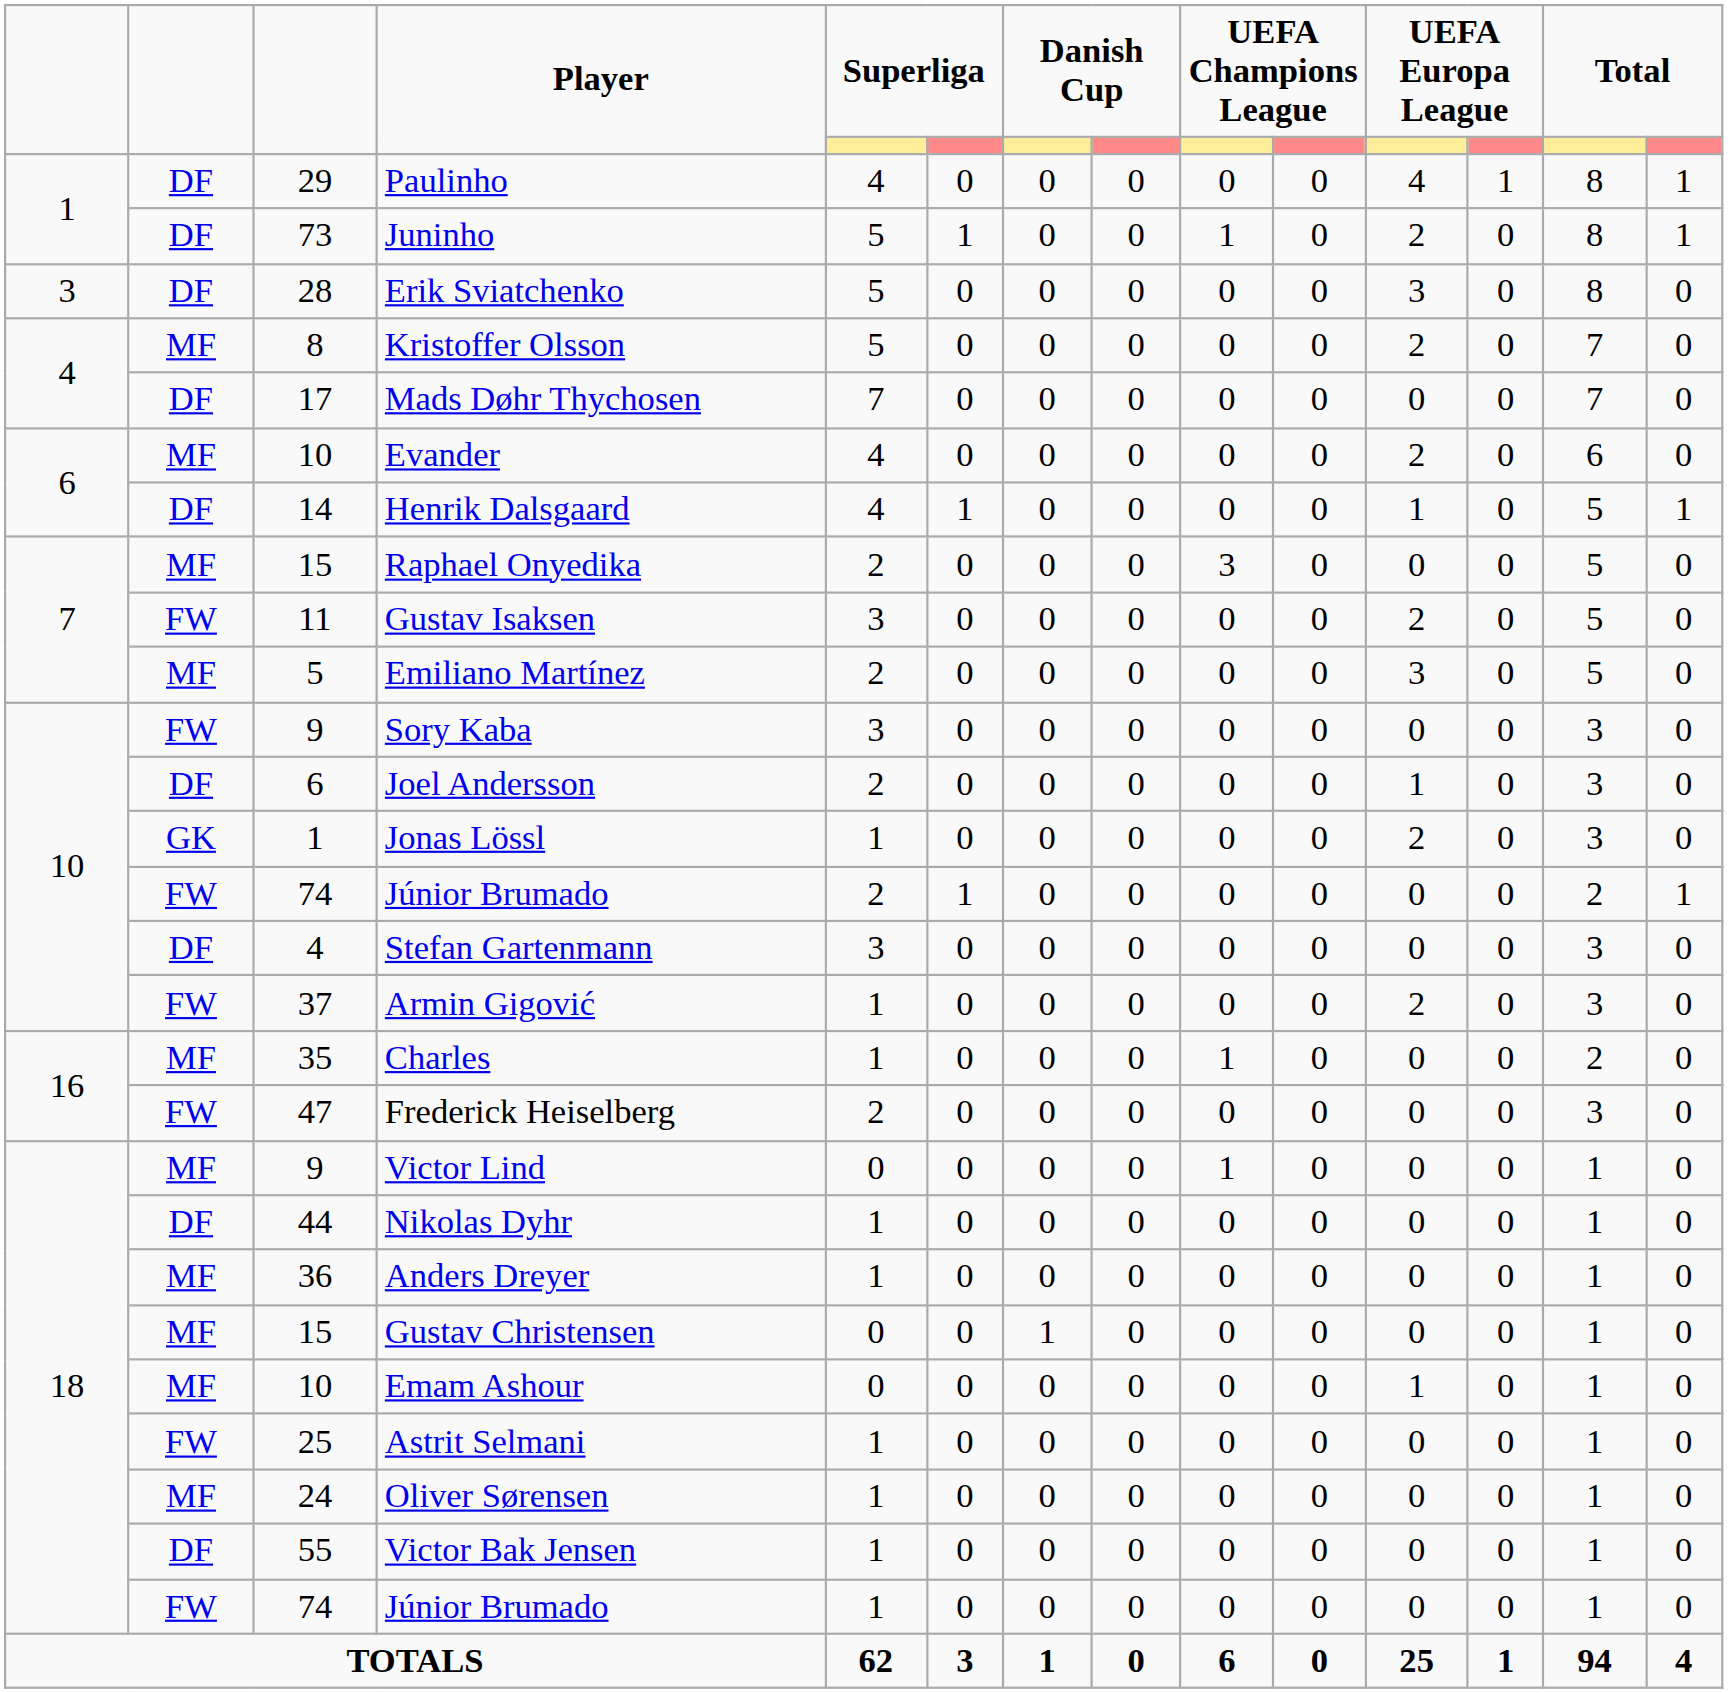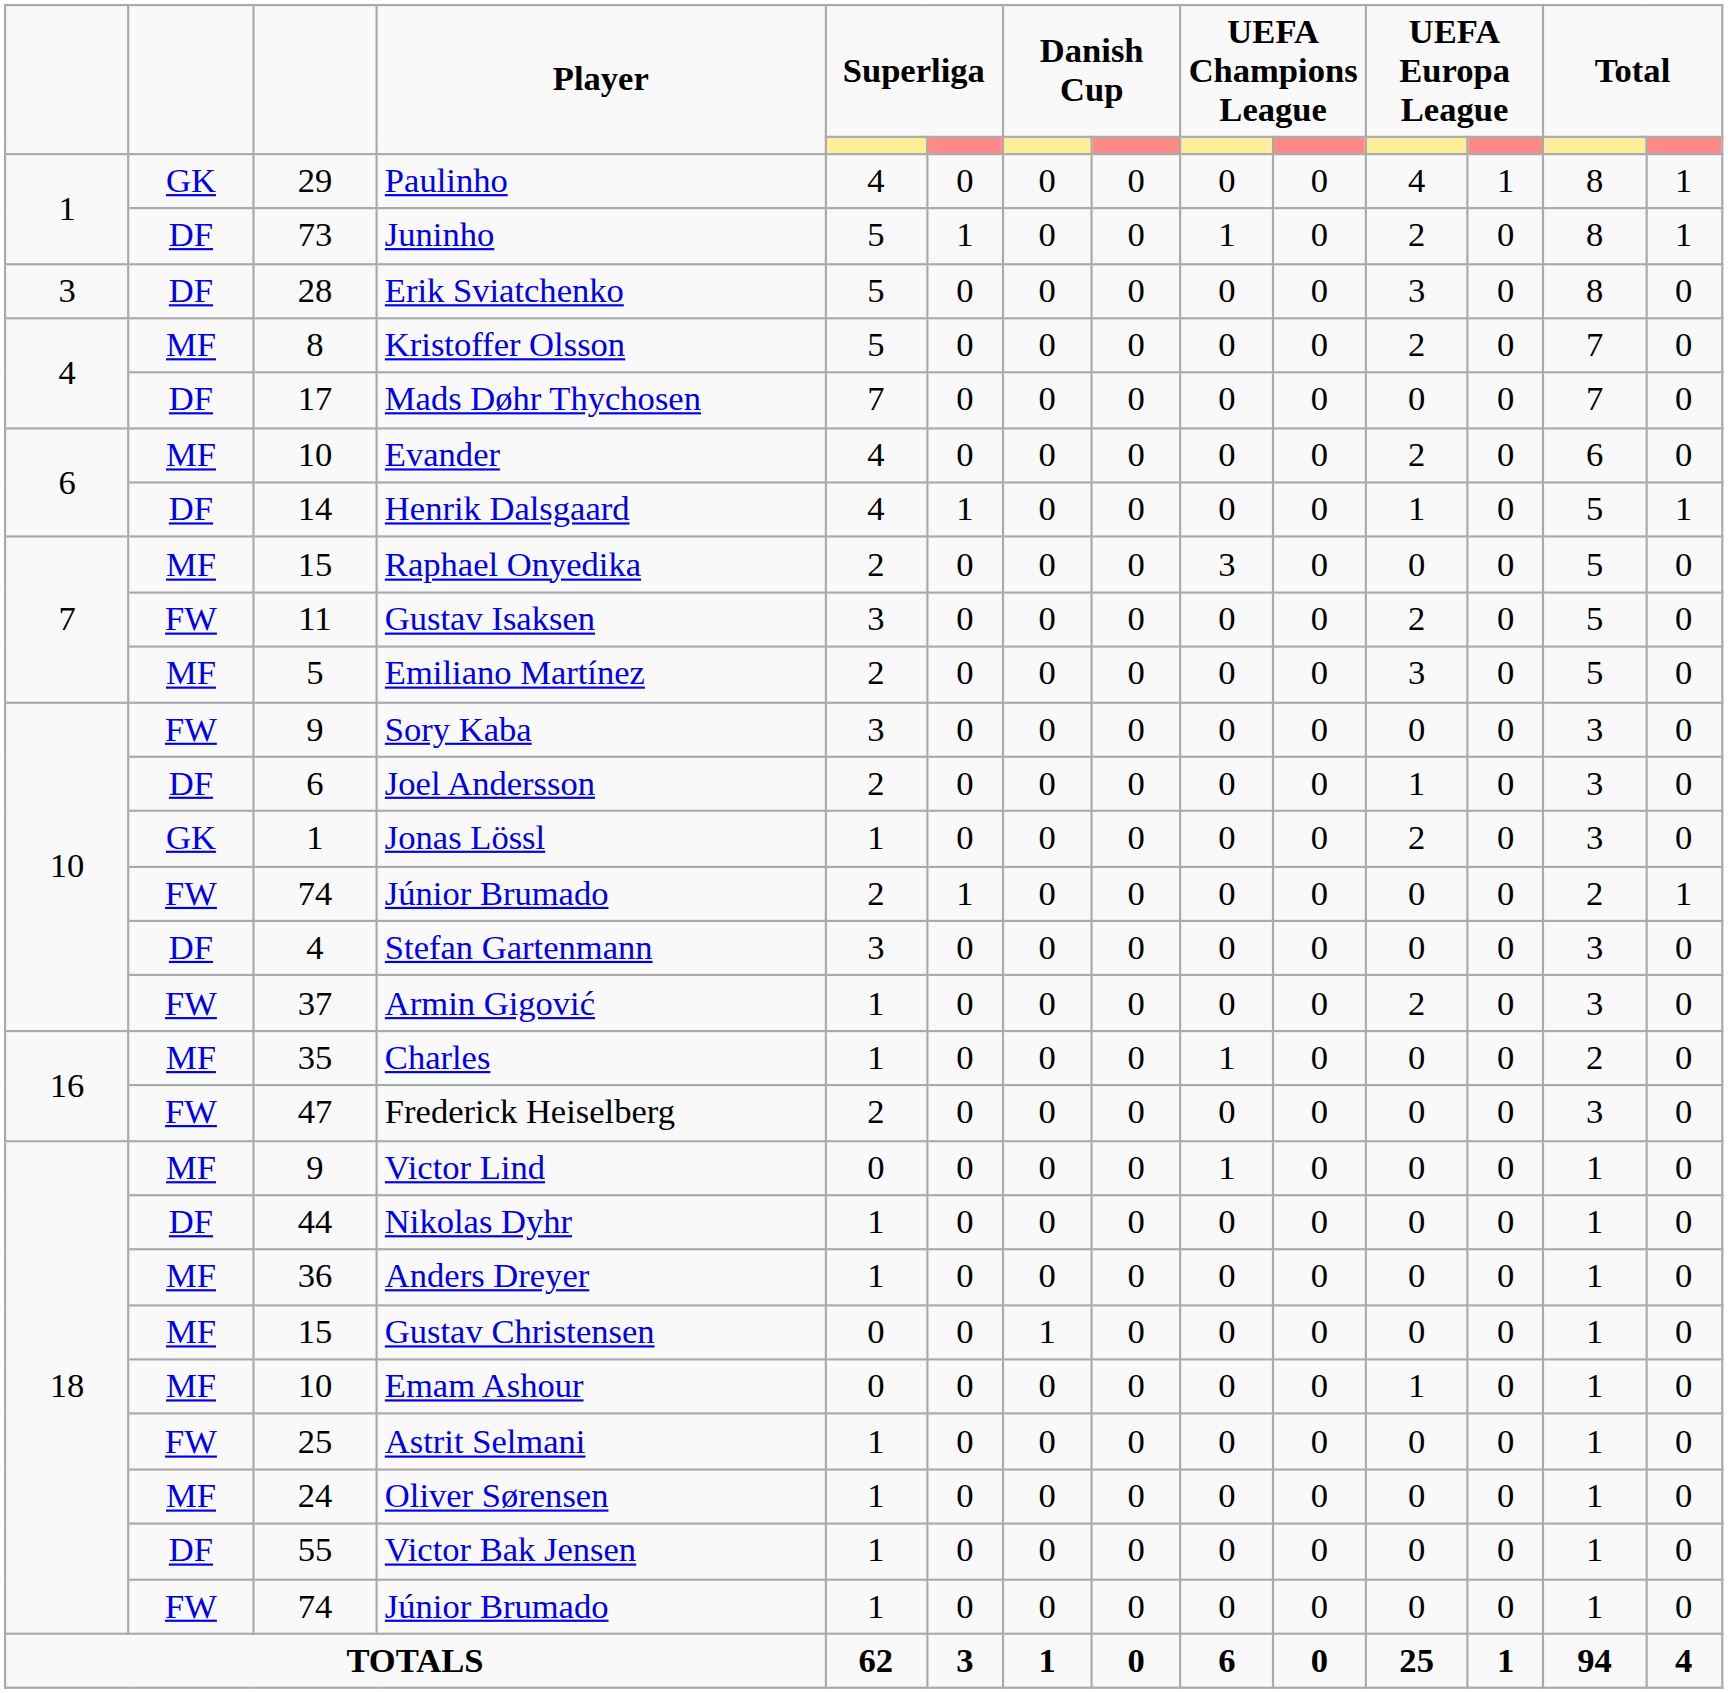(191, 180) DF -> (191, 180) GK
